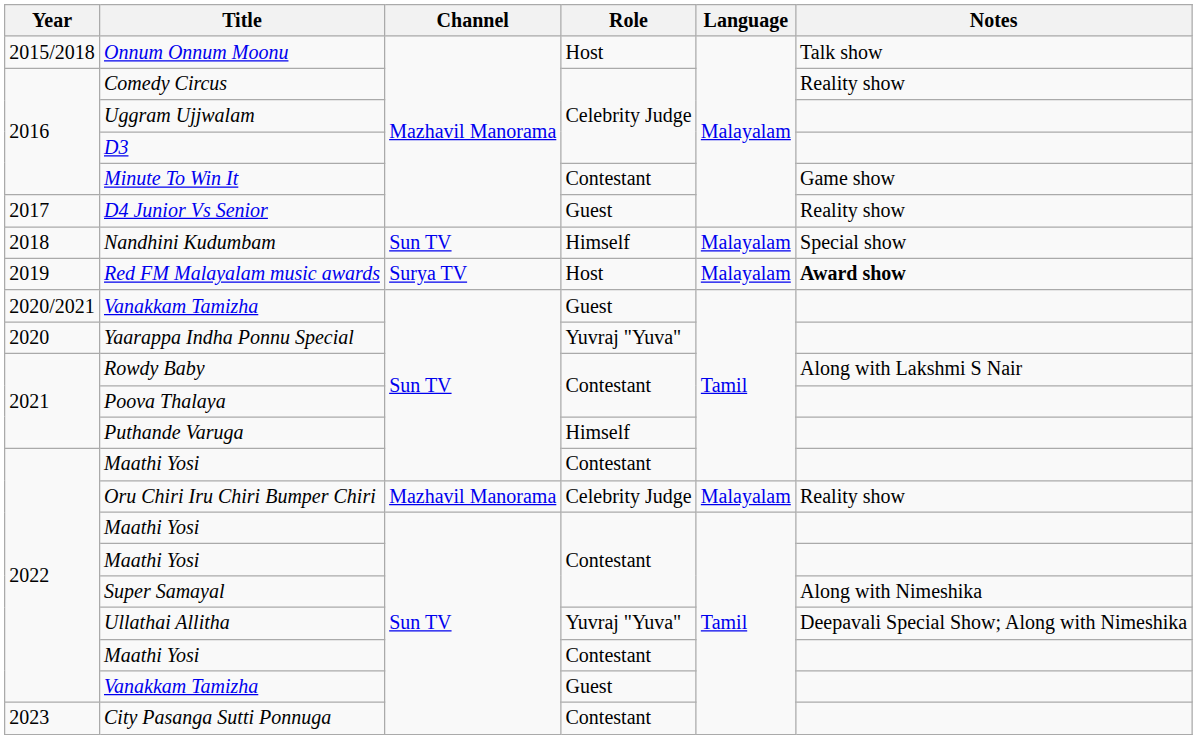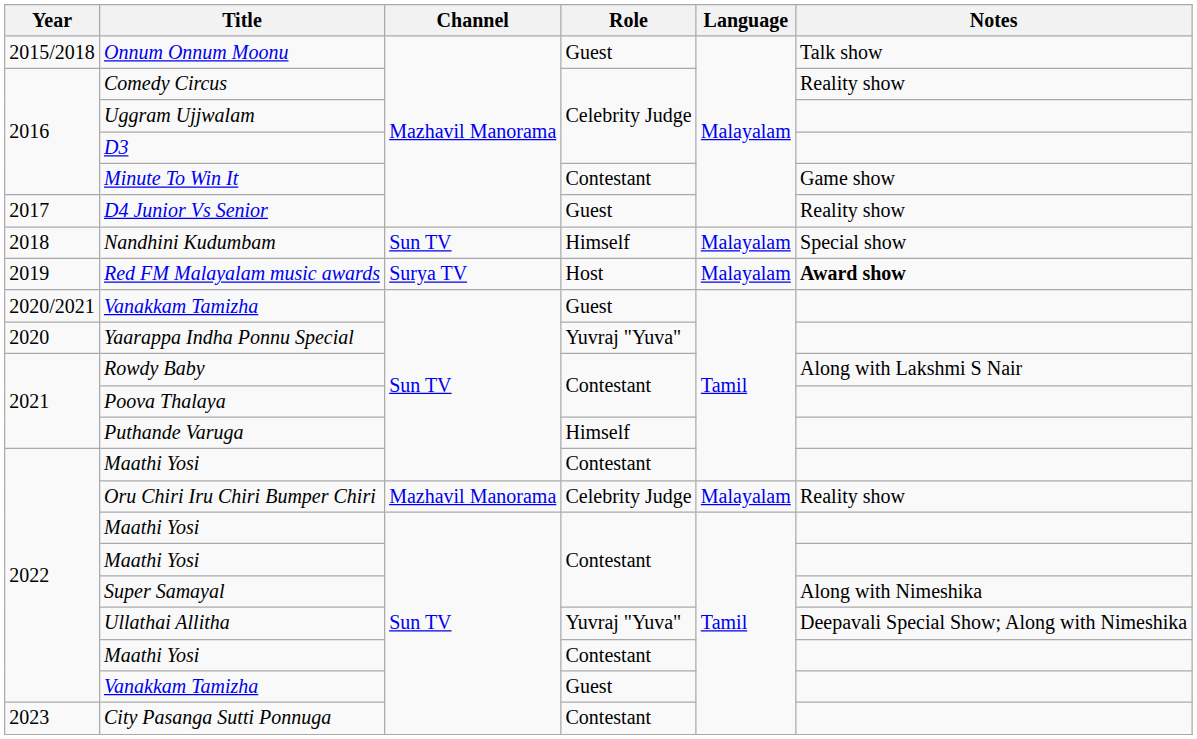(584, 52) Host -> (589, 52) Guest
